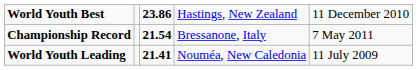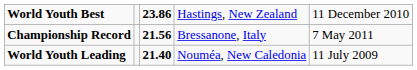(157, 34) 21.54 -> (157, 34) 21.56
(157, 55) 21.41 -> (157, 55) 21.40
